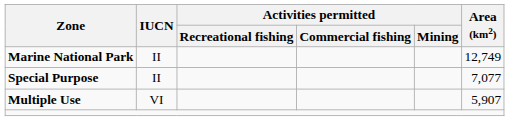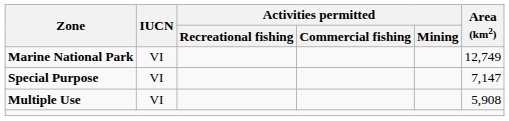(157, 57) II -> (157, 57) VI
(157, 78) II -> (157, 78) VI
(486, 78) 7,077 -> (486, 78) 7,147
(486, 99) 5,907 -> (486, 99) 5,908
